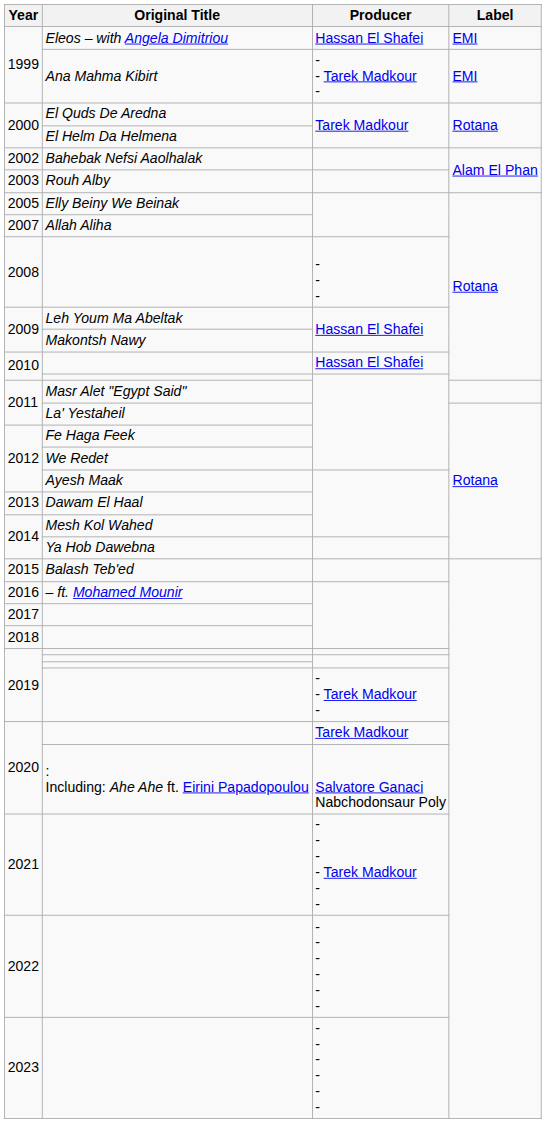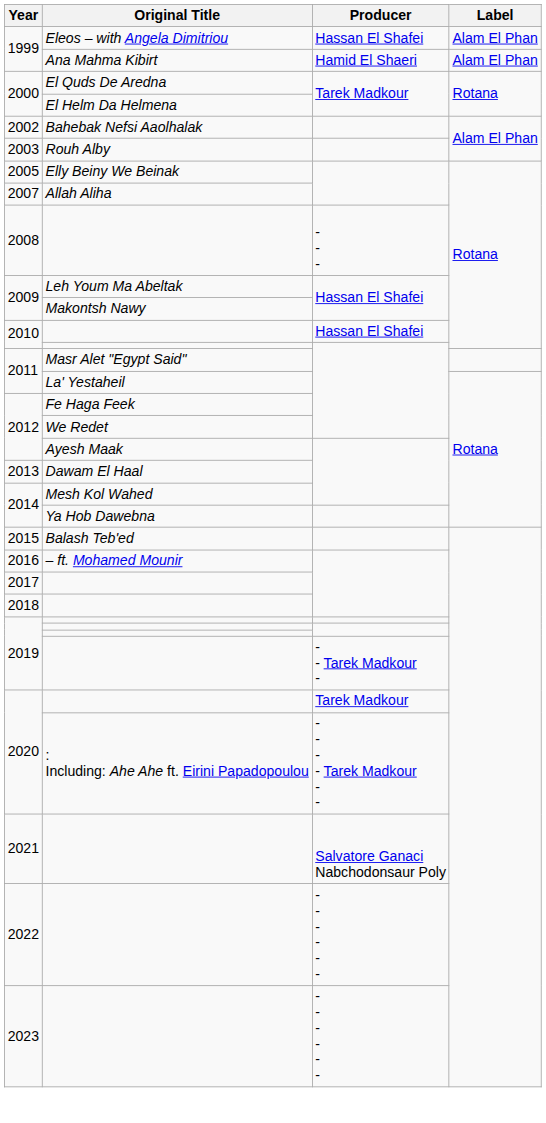(465, 37) EMI -> (495, 37) Alam El Phan
(366, 76) - - Tarek Madkour - -> (366, 60) Hamid El Shaeri
(465, 76) EMI -> (495, 60) Alam El Phan
(381, 795) Salvatore Ganaci Nabchodonsaur Poly -> (366, 763) - - - - Tarek Madkour - -
(366, 864) - - - - Tarek Madkour - - -> (381, 864) Salvatore Ganaci Nabchodonsaur Poly
